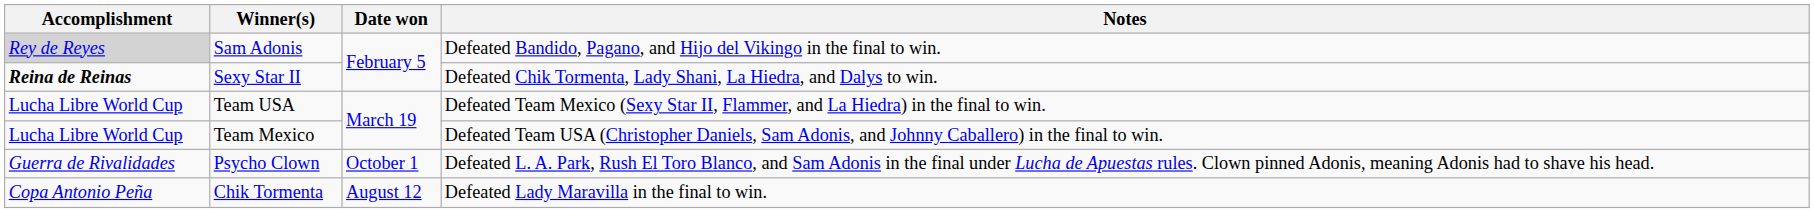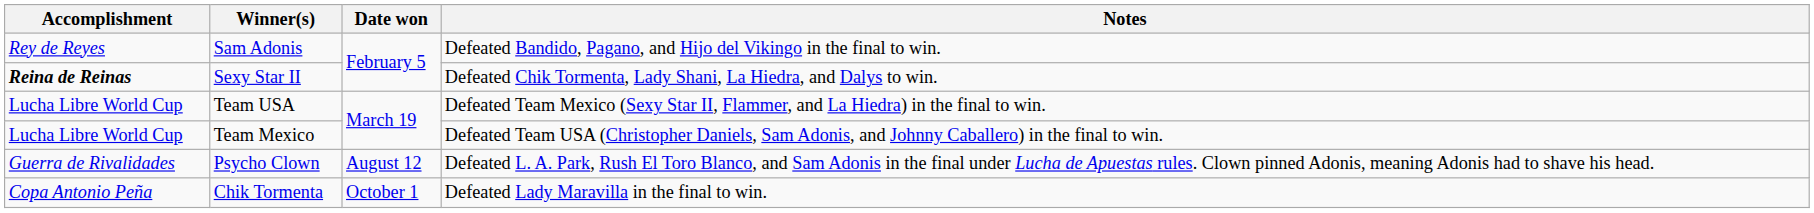(57, 47) lightgrey background -> (57, 47) no background
(382, 163) October 1 -> (384, 163) August 12
(384, 192) August 12 -> (382, 192) October 1
